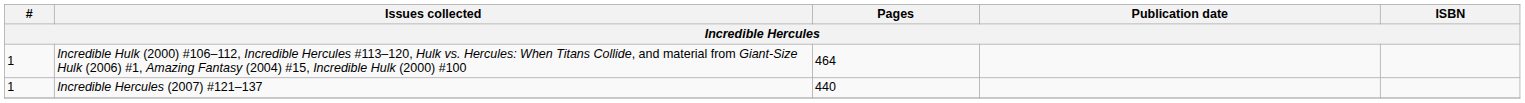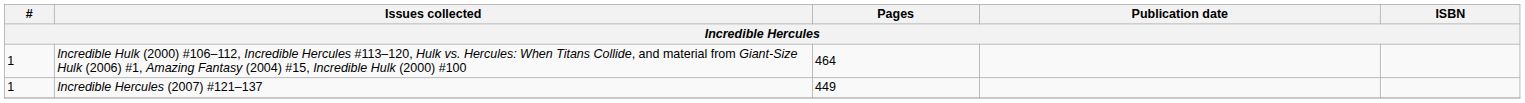(825, 87) 440 -> (825, 87) 449
